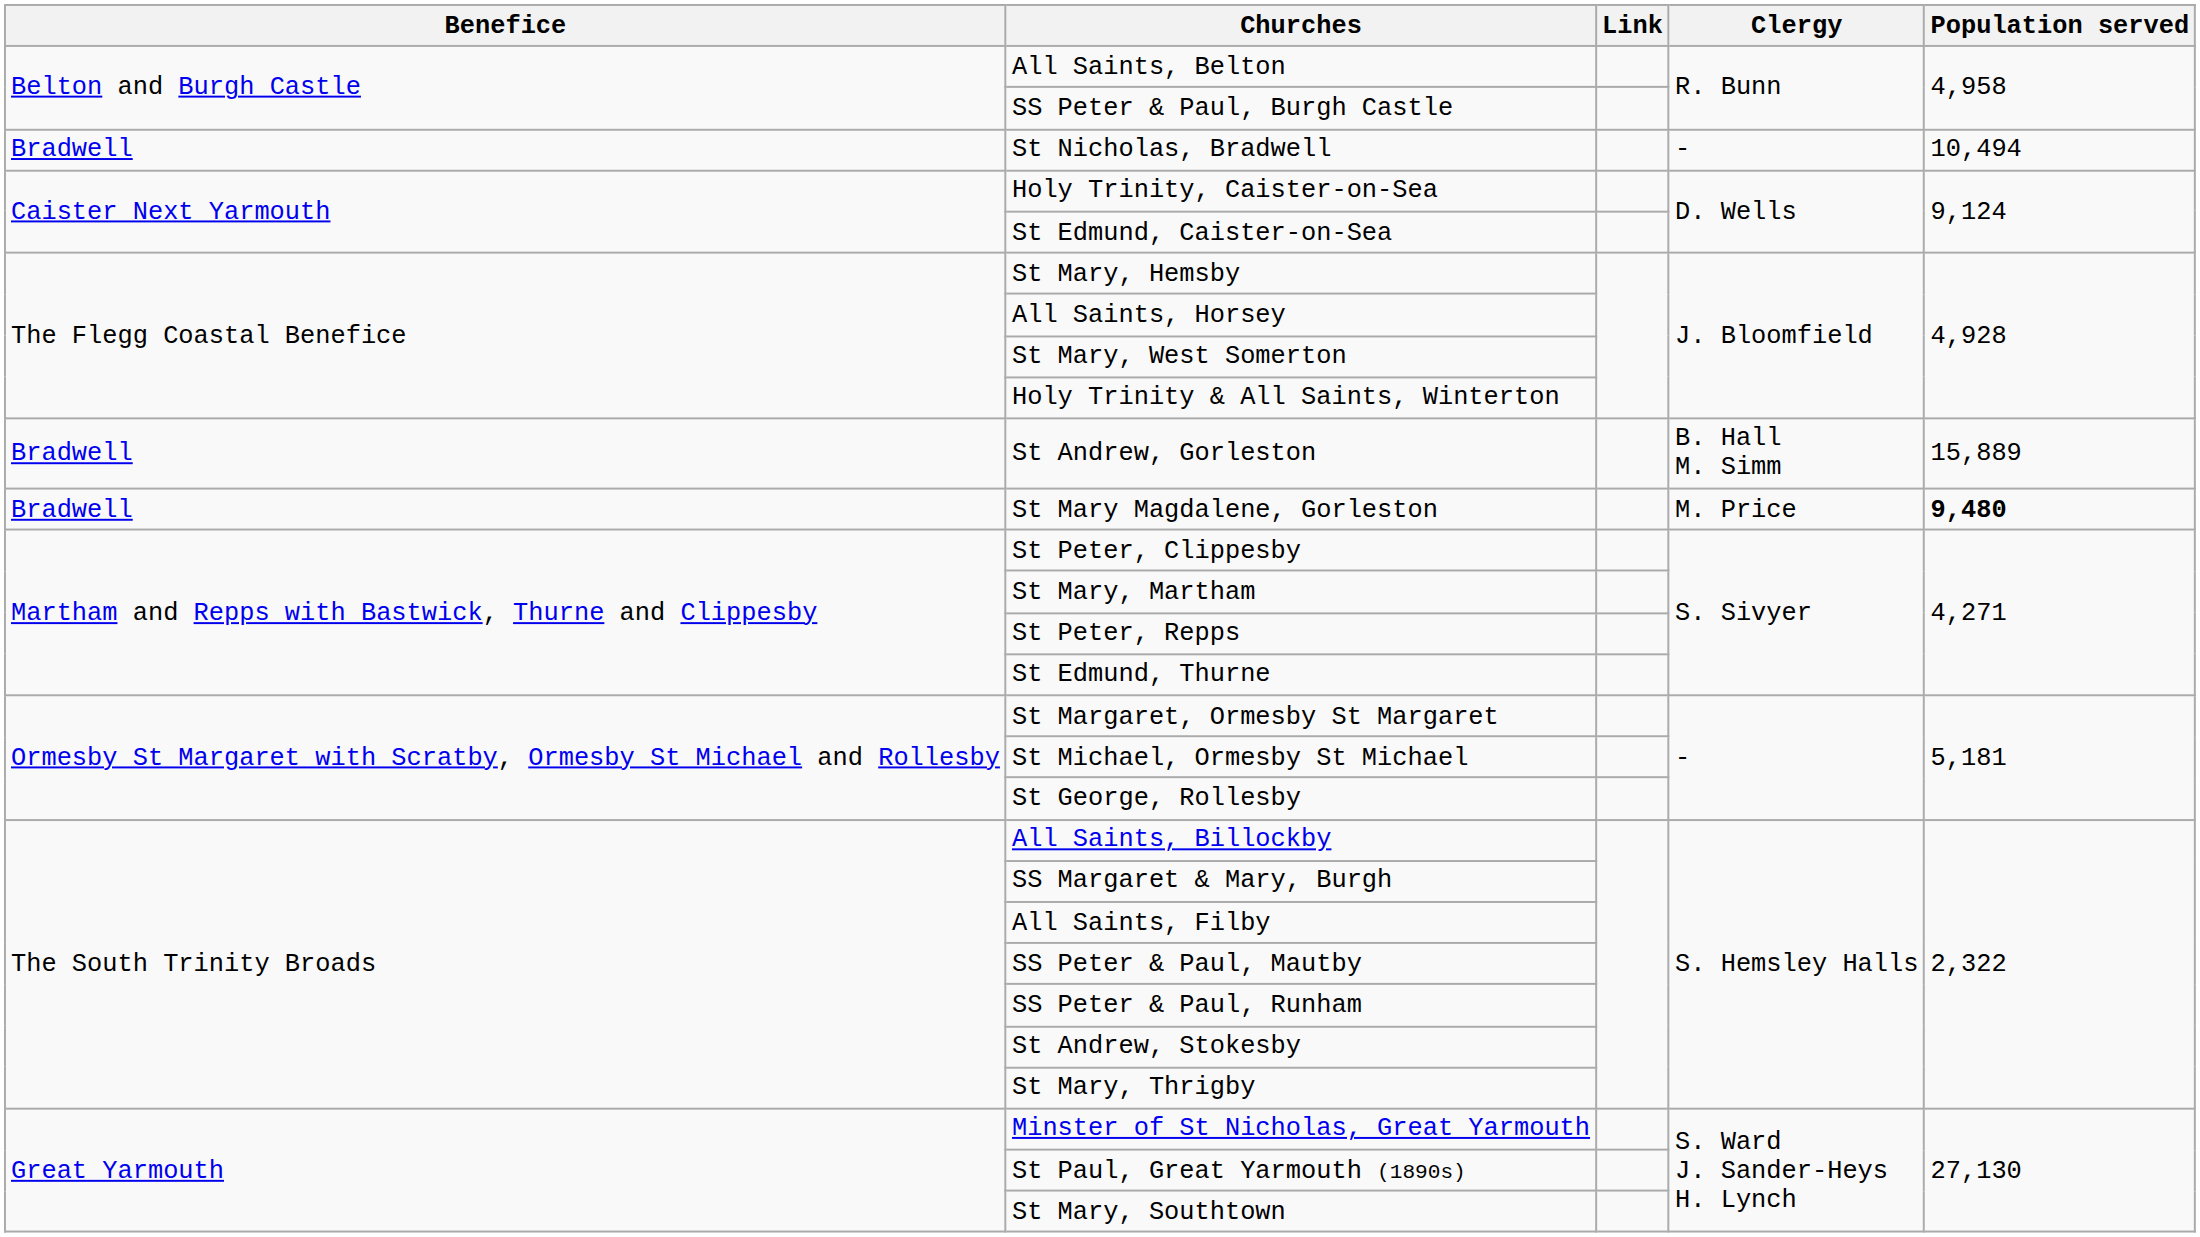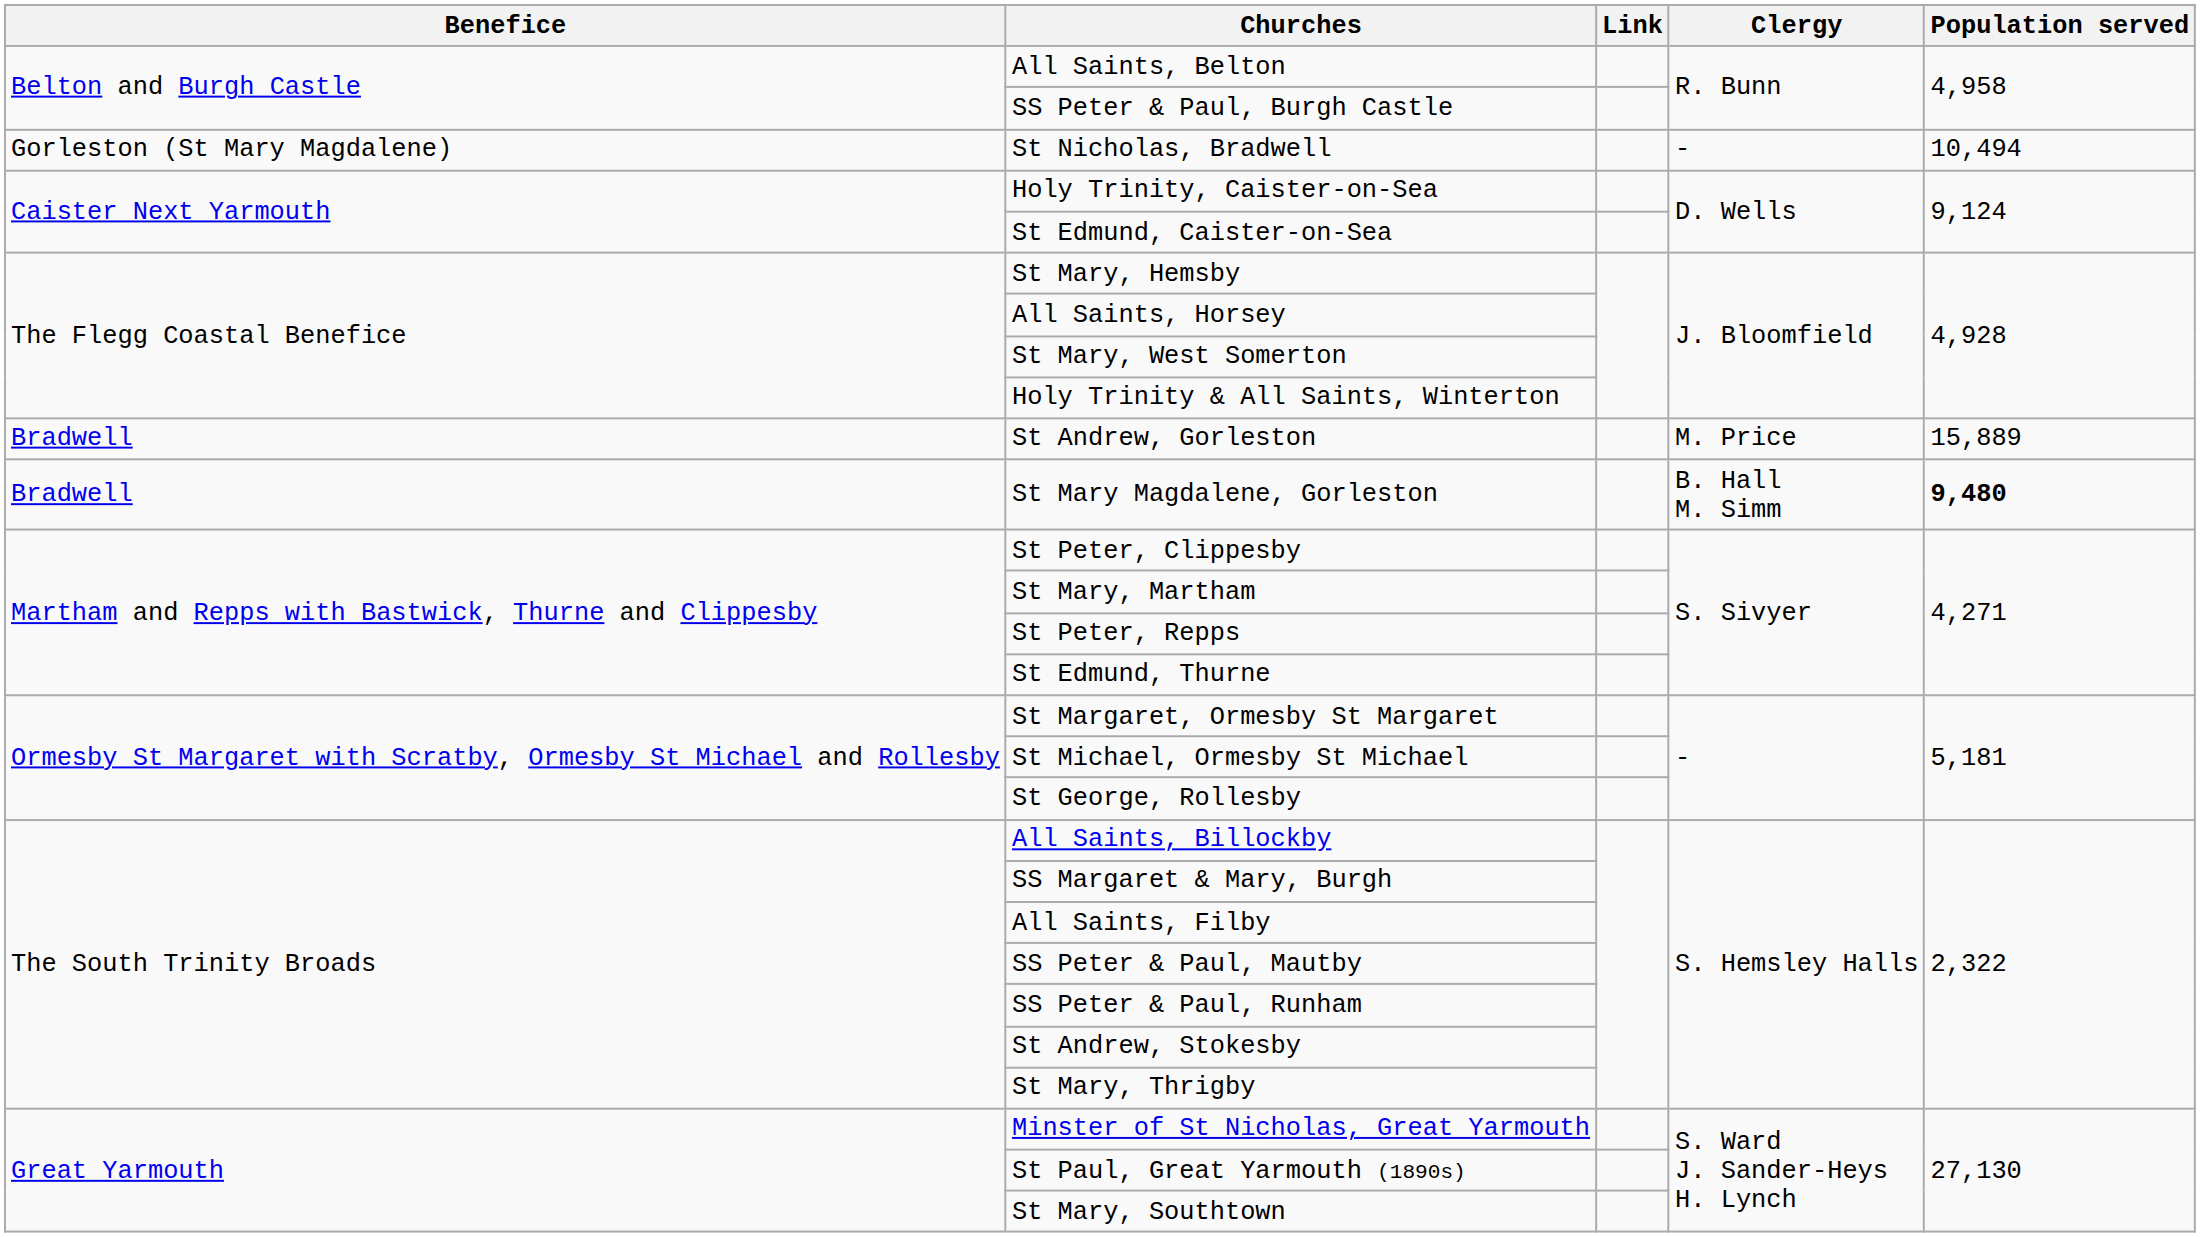(72, 150) Bradwell -> (232, 150) Gorleston (St Mary Magdalene)
(1728, 453) B. Hall M. Simm -> (1736, 439) M. Price
(1736, 509) M. Price -> (1728, 495) B. Hall M. Simm
